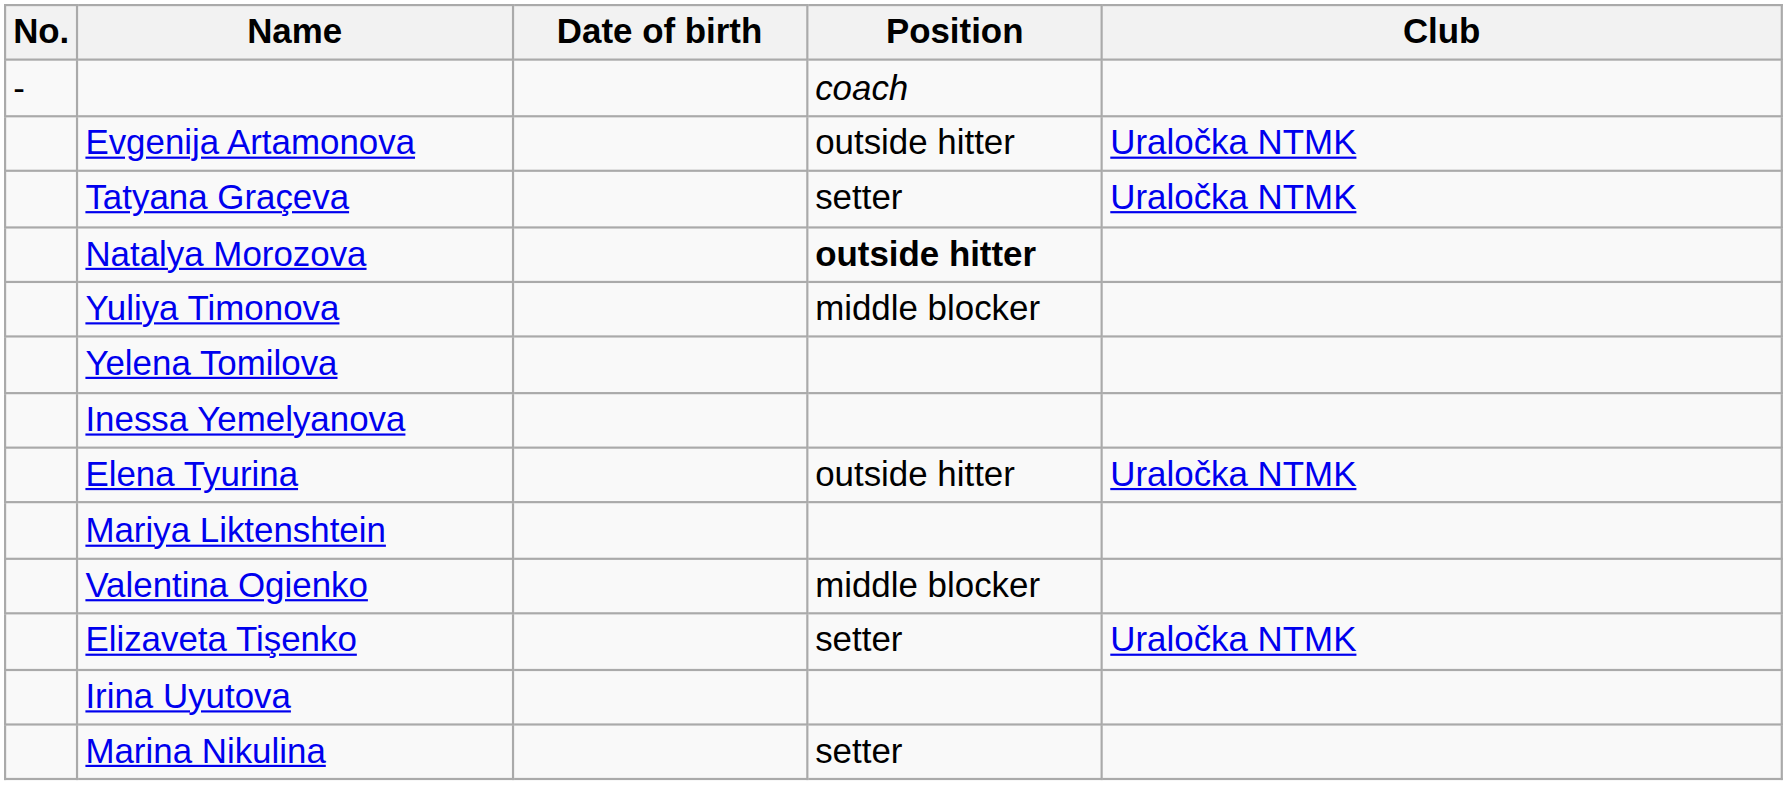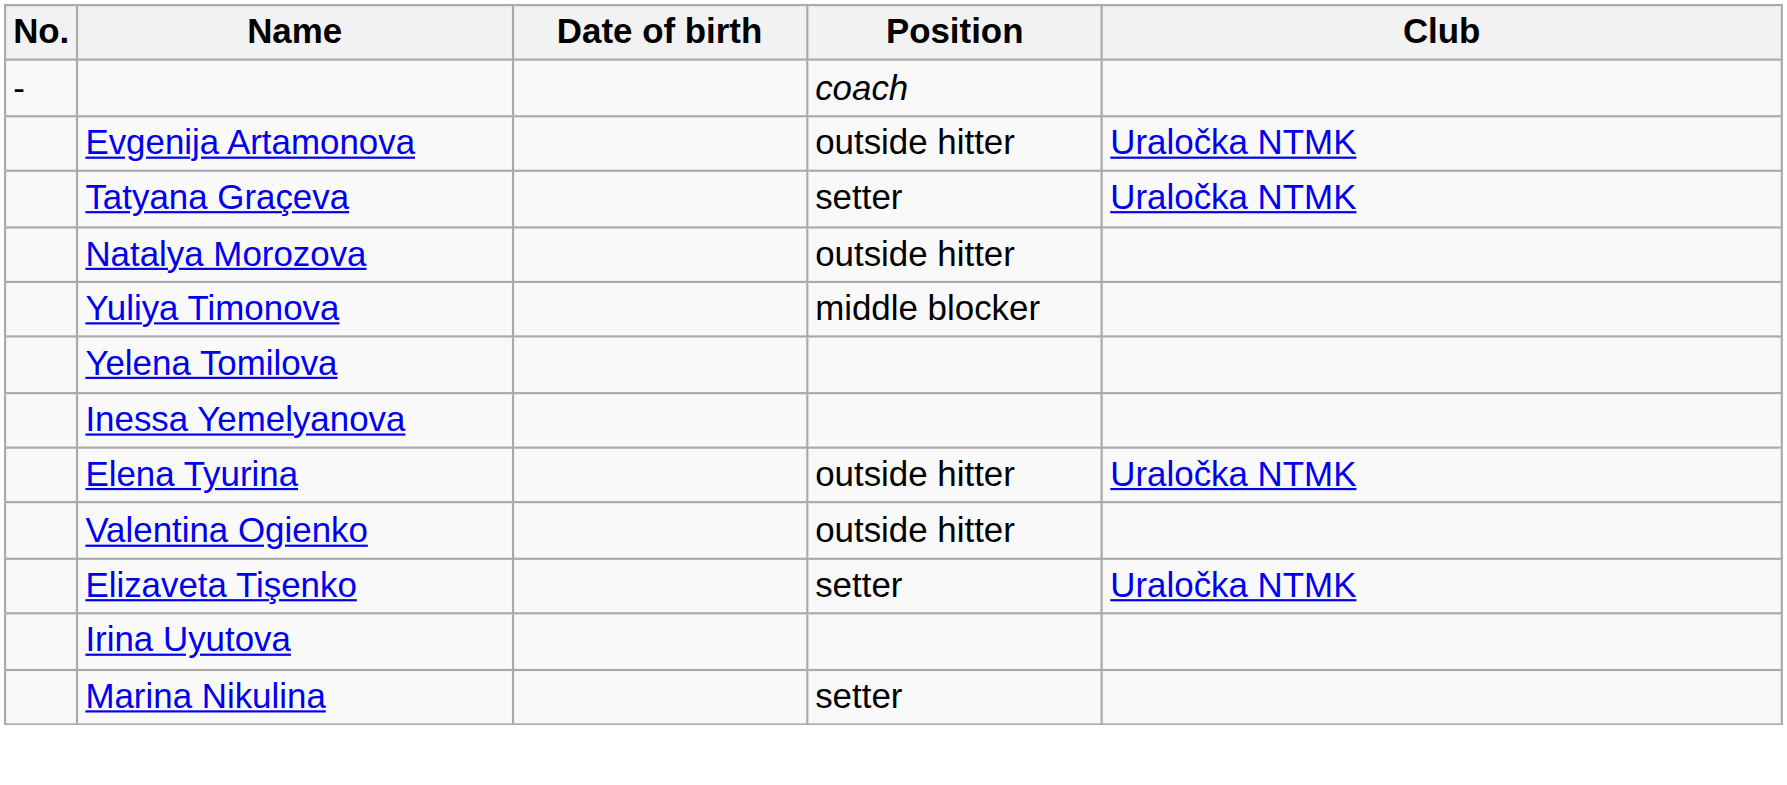(926, 253) bold -> (915, 253) normal
- row: (236, 530)
(928, 585) middle blocker -> (915, 530) outside hitter
